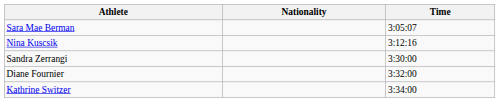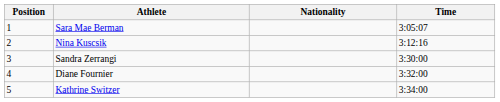+ column: (29, 12)
